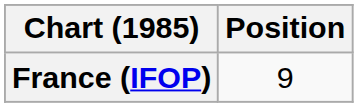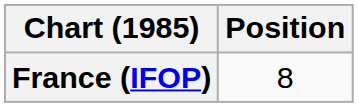(285, 76) 9 -> (285, 76) 8
